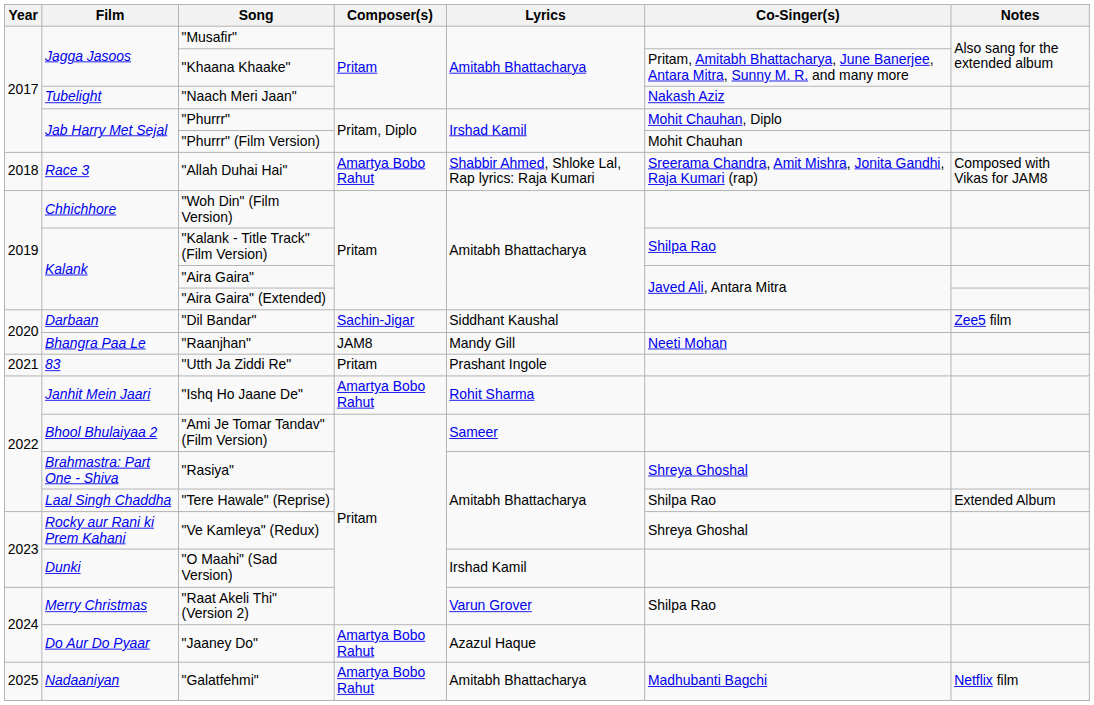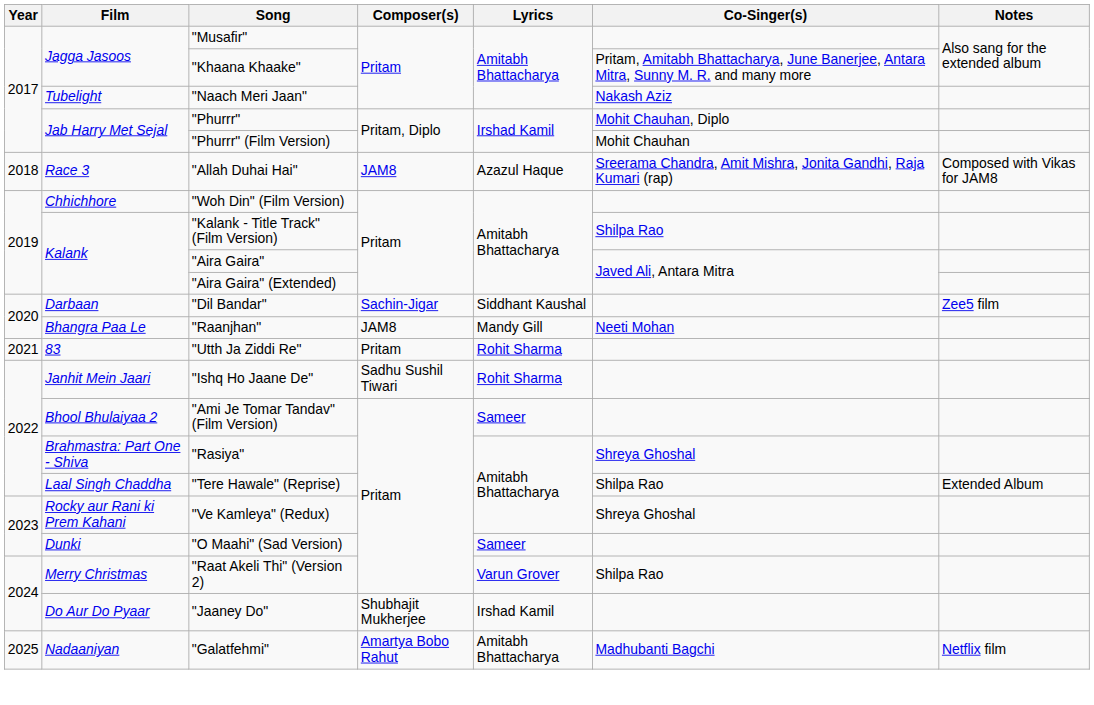(381, 171) Amartya Bobo Rahut -> (379, 171) JAM8
(535, 171) Shabbir Ahmed, Shloke Lal, Rap lyrics: Raja Kumari -> (520, 171) Azazul Haque
(498, 365) Prashant Ingole -> (519, 349) Rohit Sharma
(381, 395) Amartya Bobo Rahut -> (402, 379) Sadhu Sushil Tiwari
(488, 568) Irshad Kamil -> (501, 544) Sameer
(381, 643) Amartya Bobo Rahut -> (393, 612) Shubhajit Mukherjee
(493, 643) Azazul Haque -> (516, 612) Irshad Kamil
